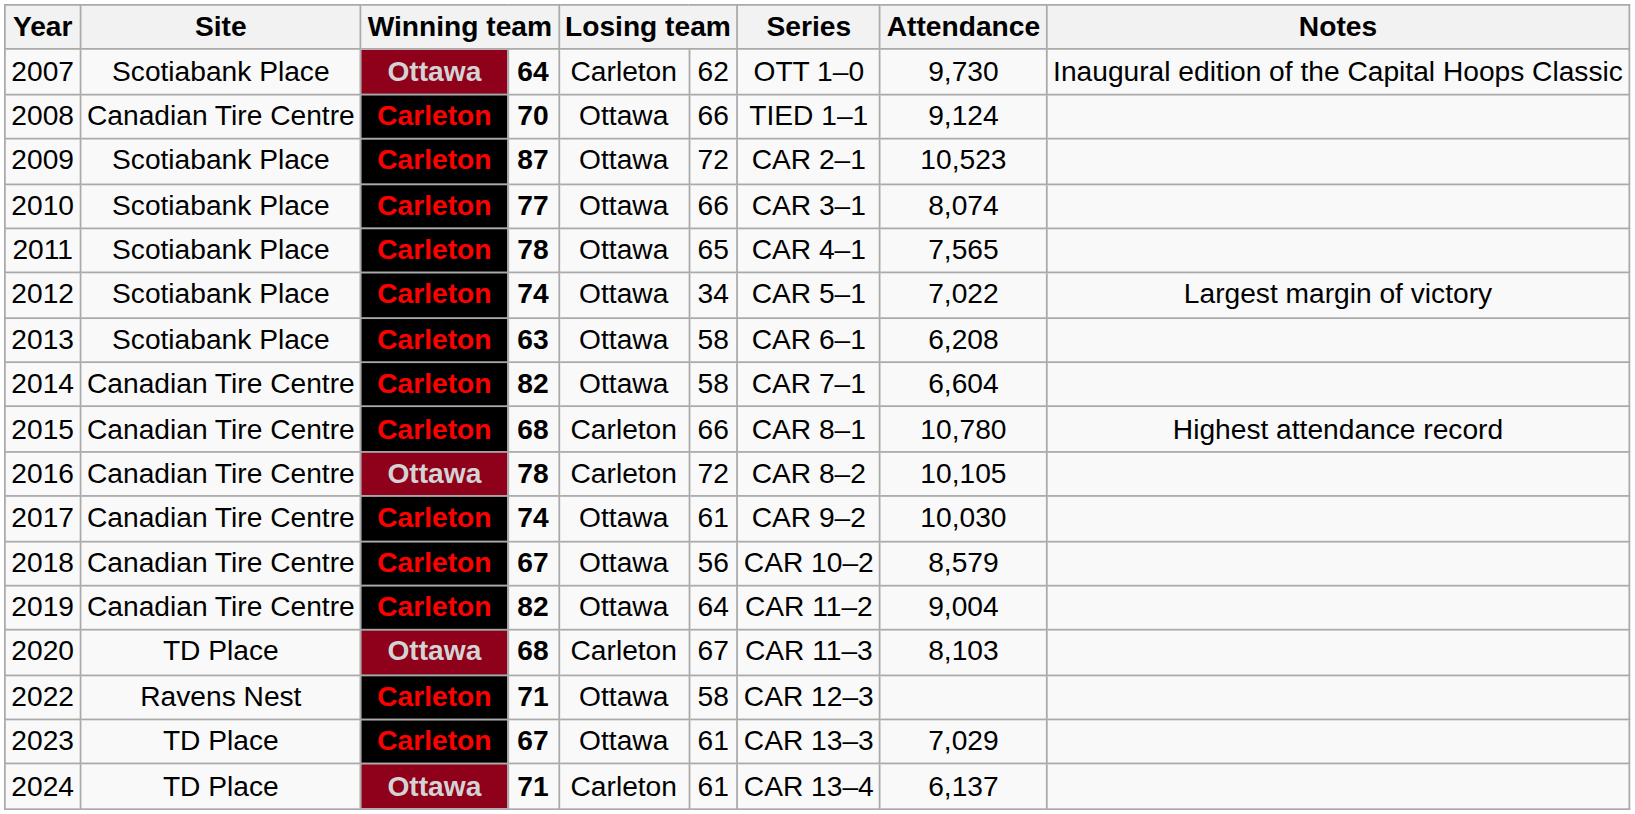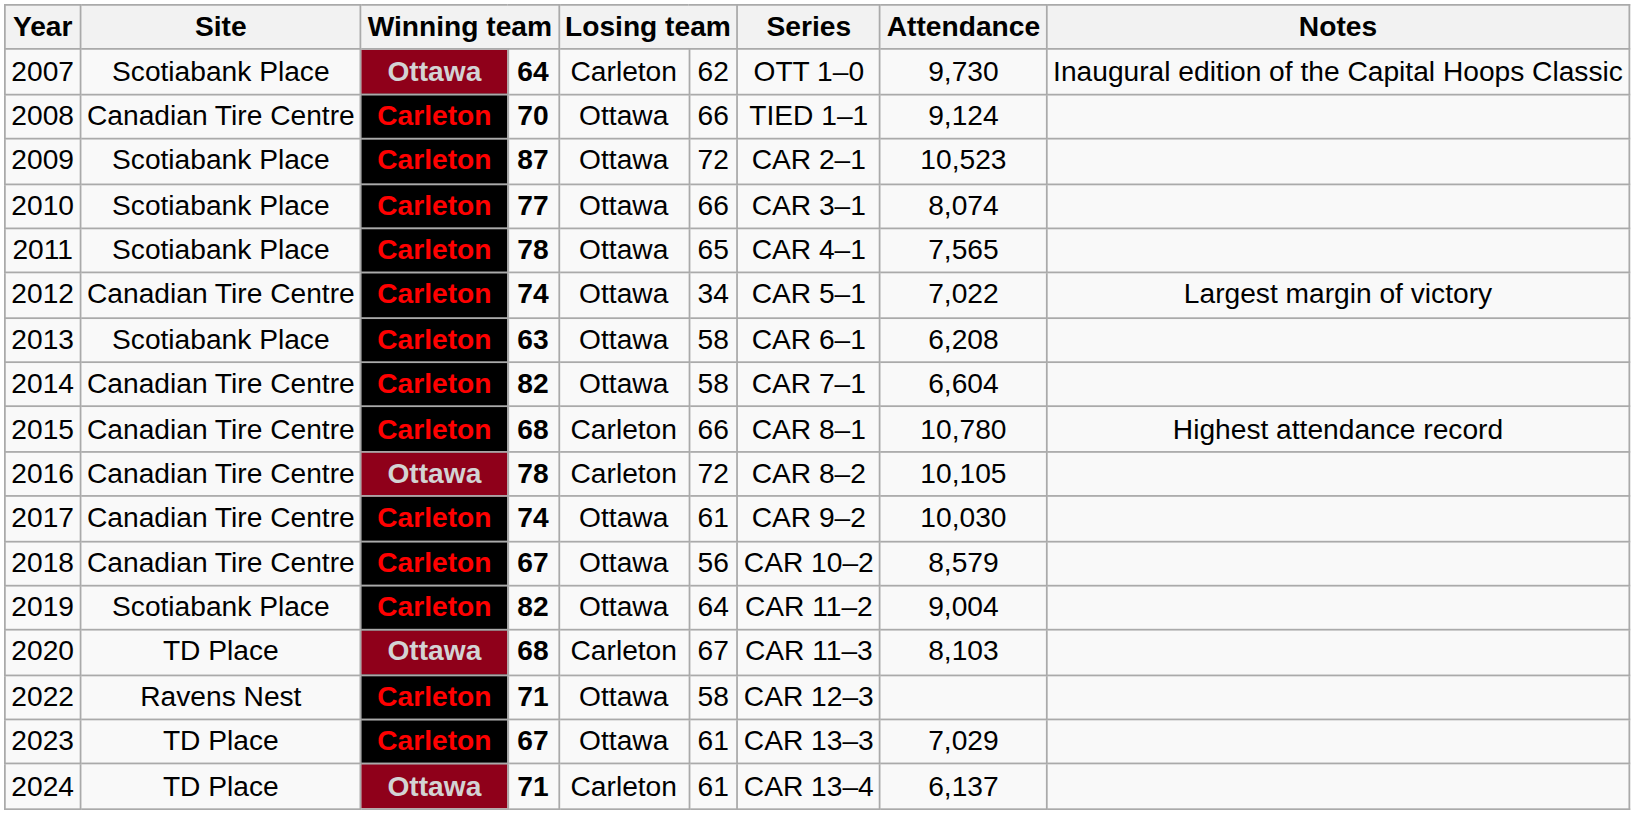(221, 294) Scotiabank Place -> (221, 294) Canadian Tire Centre
(221, 607) Canadian Tire Centre -> (221, 607) Scotiabank Place
